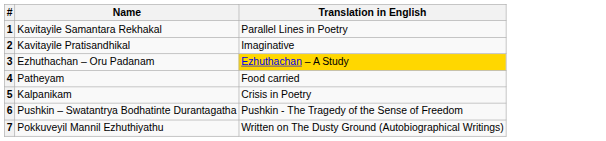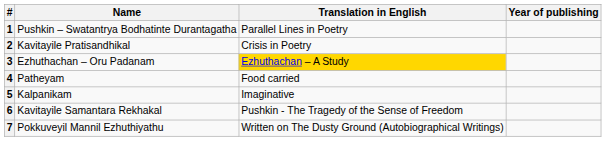+ column: (554, 12)
(90, 29) Kavitayile Samantara Rekhakal -> (127, 29) Pushkin – Swatantrya Bodhatinte Durantagatha
(268, 45) Imaginative -> (276, 45) Crisis in Poetry
(276, 95) Crisis in Poetry -> (268, 95) Imaginative
(127, 111) Pushkin – Swatantrya Bodhatinte Durantagatha -> (90, 111) Kavitayile Samantara Rekhakal
